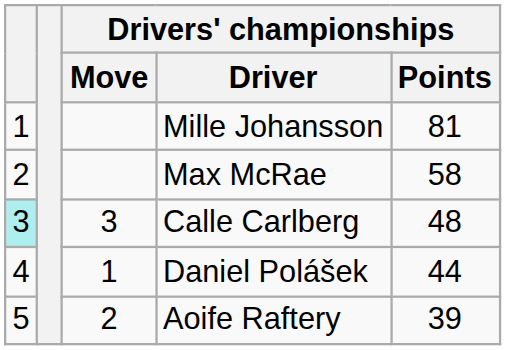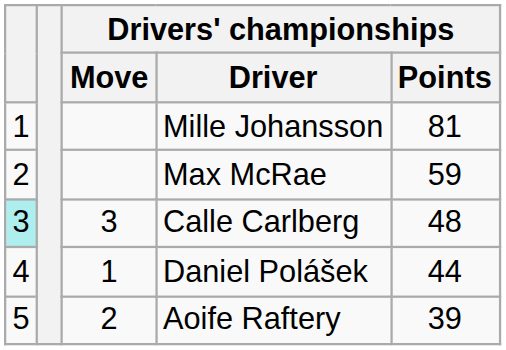(445, 174) 58 -> (445, 174) 59
